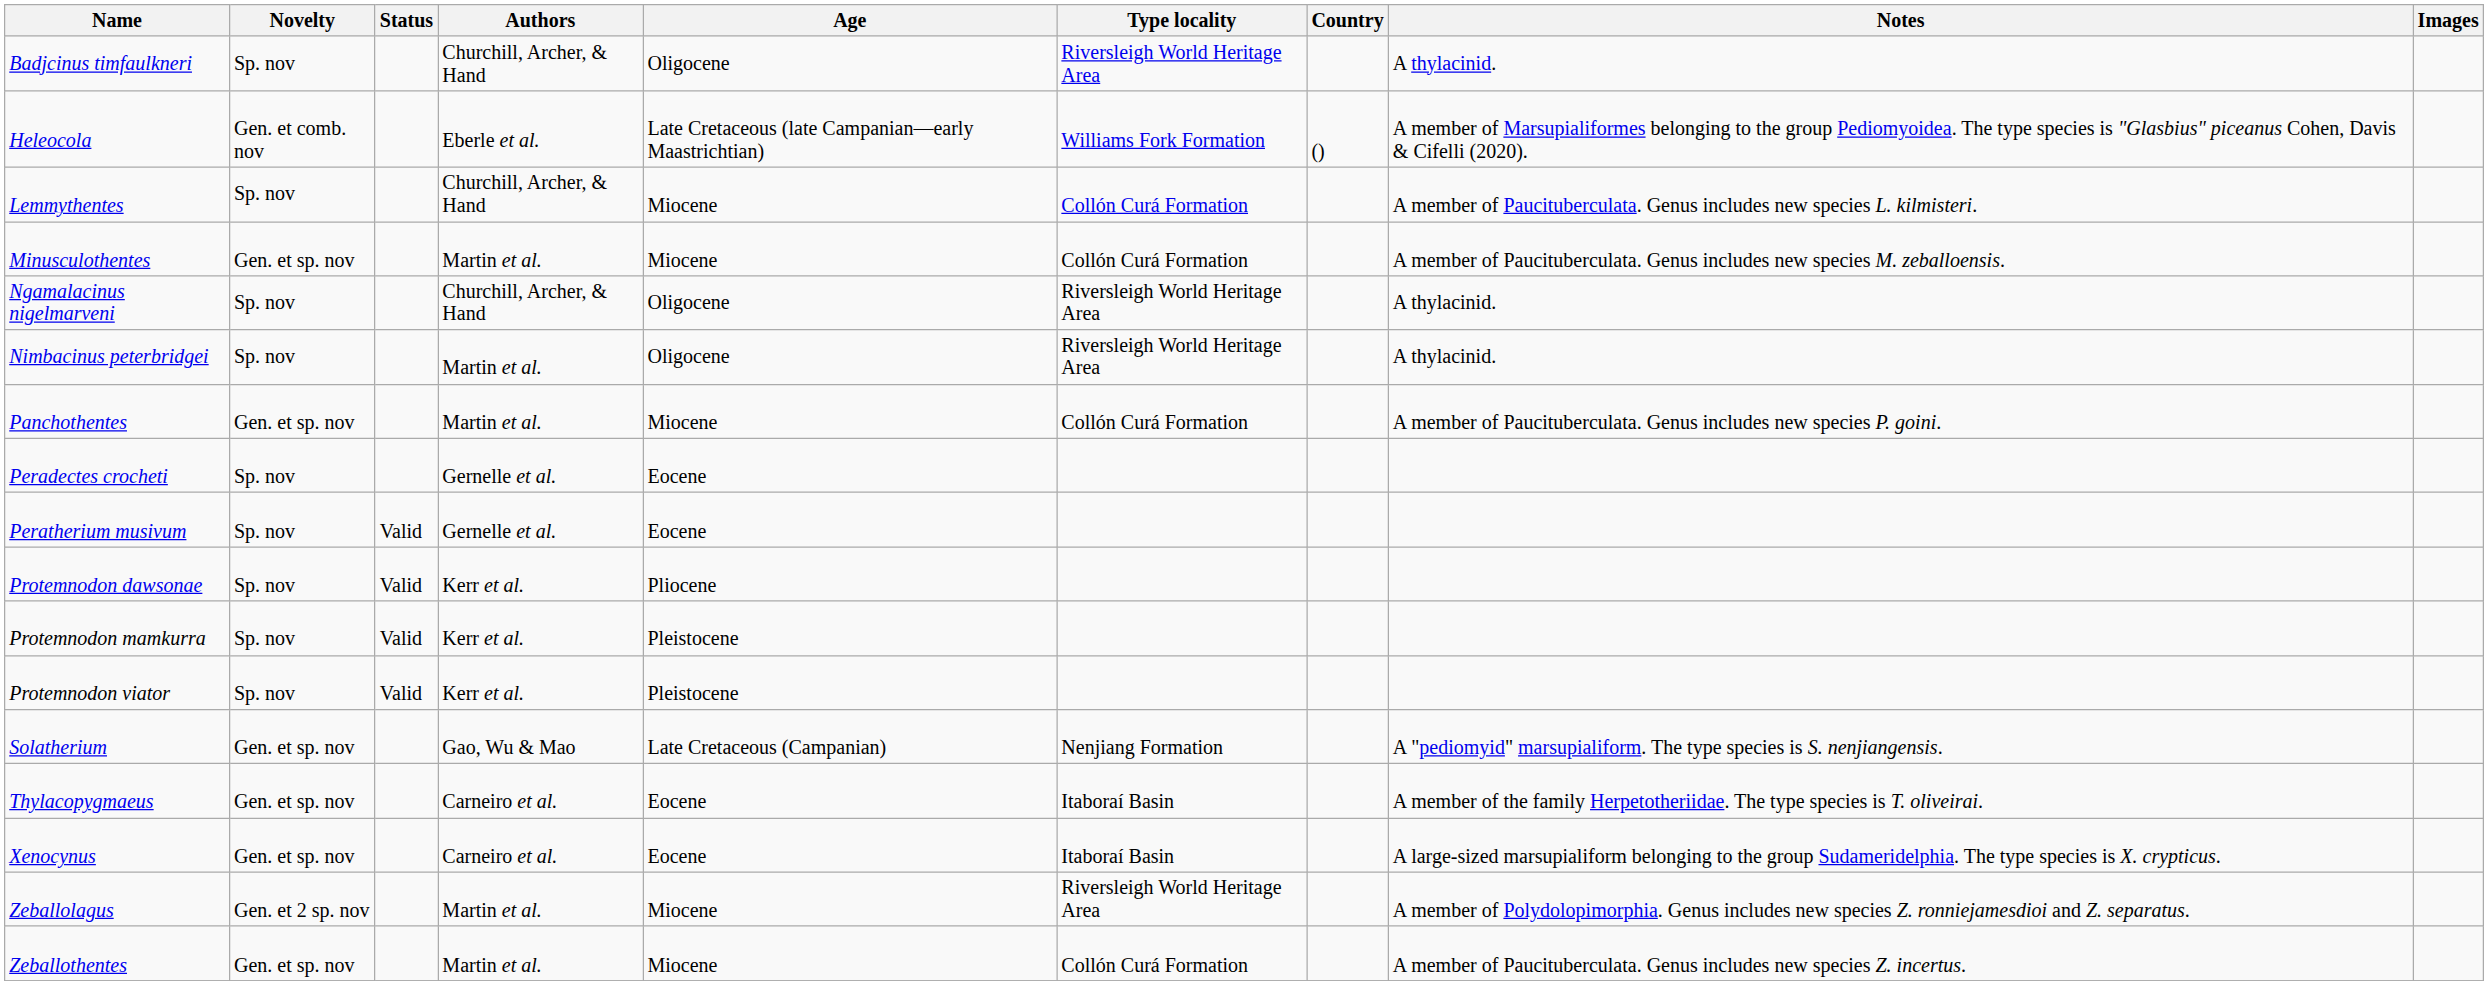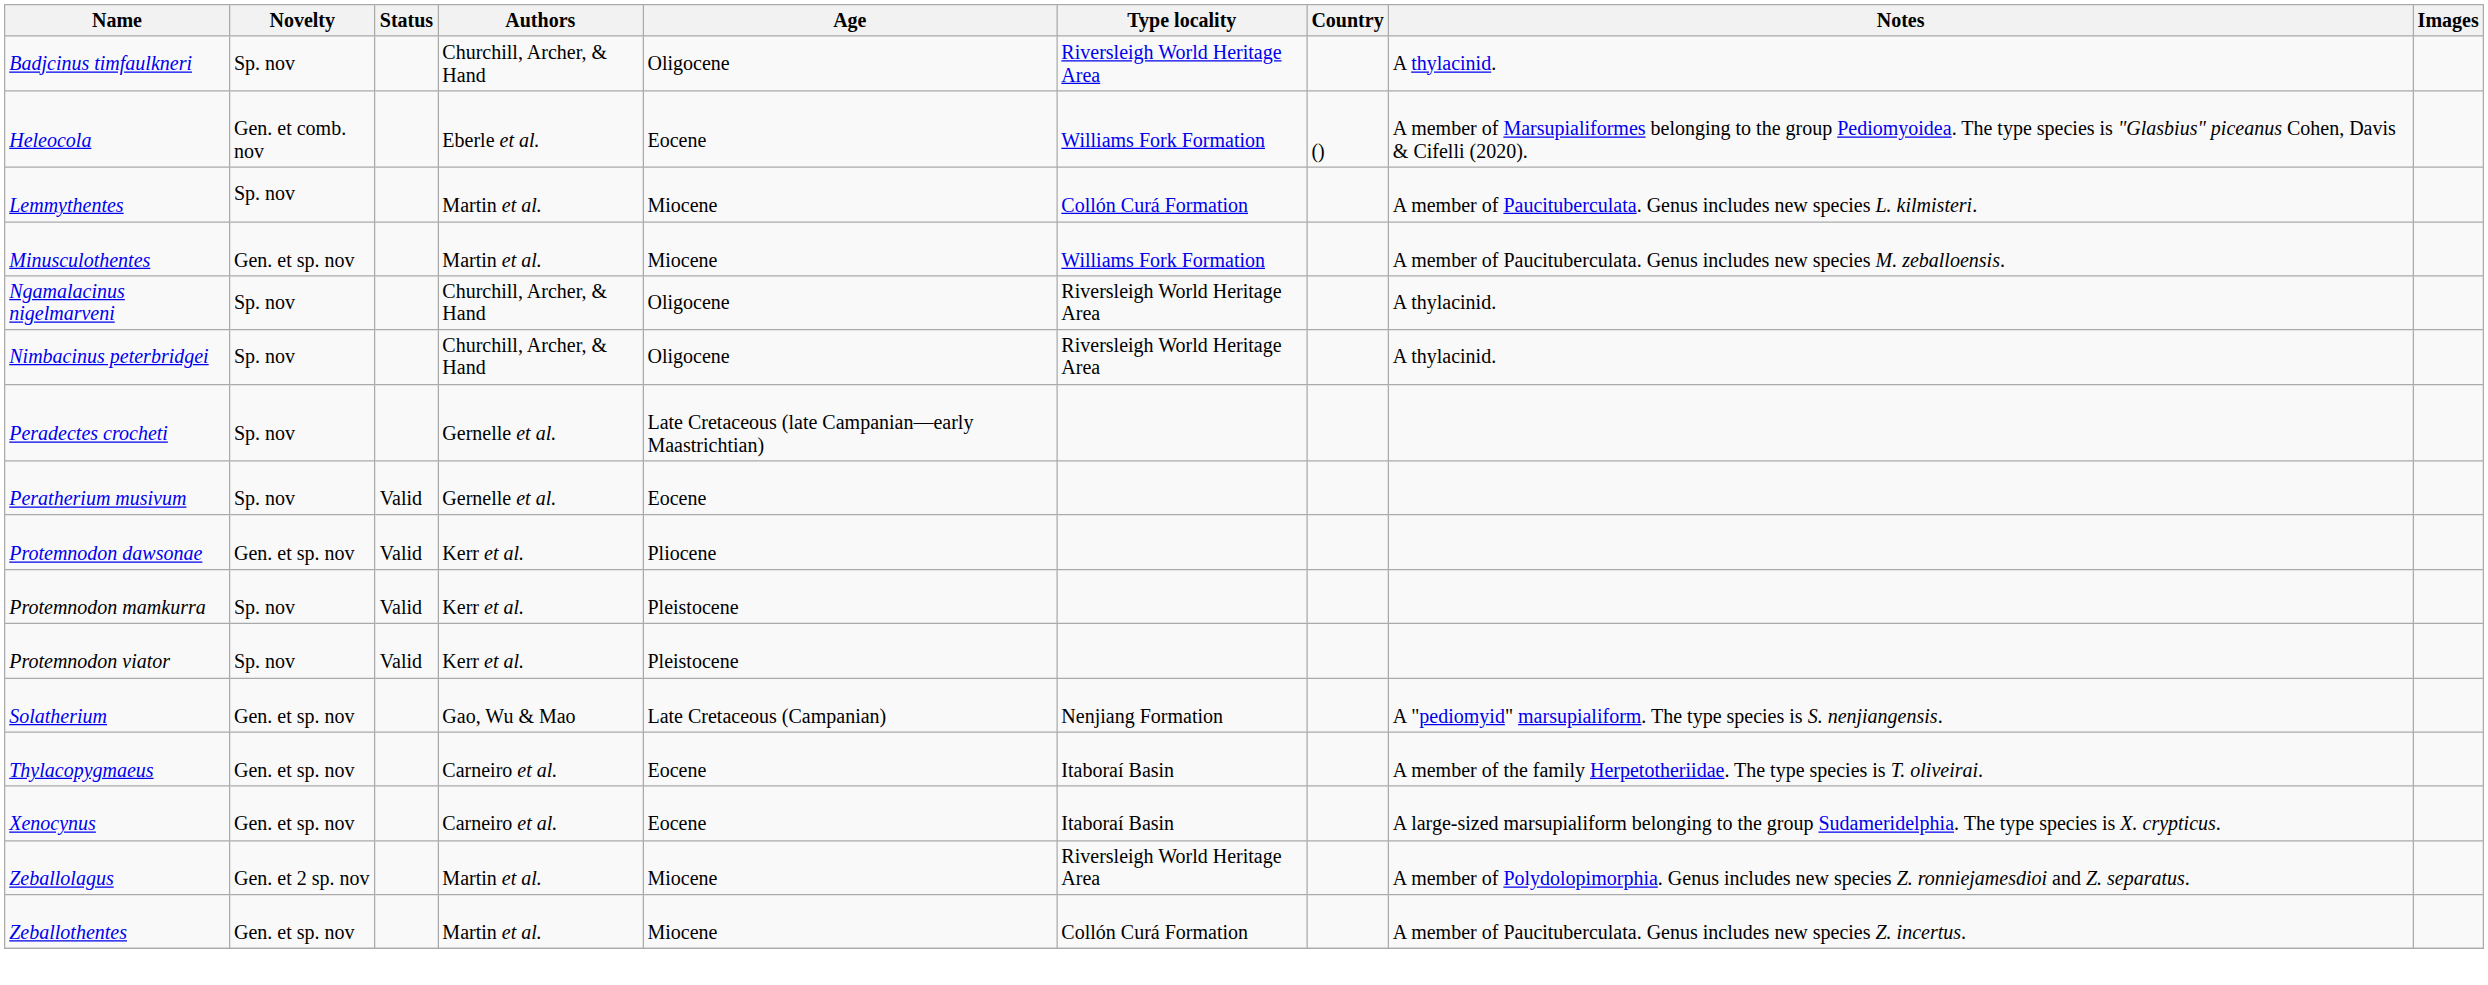(810, 140) Late Cretaceous (late Campanian—early Maastrichtian) -> (677, 140) Eocene
(525, 194) Churchill, Archer, & Hand -> (492, 205) Martin et al.
(1155, 259) Collón Curá Formation -> (1163, 259) Williams Fork Formation
(492, 368) Martin et al. -> (525, 356) Churchill, Archer, & Hand
- row: (68, 422)
(677, 476) Eocene -> (810, 433) Late Cretaceous (late Campanian—early Maastrichtian)
(265, 585) Sp. nov -> (294, 553) Gen. et sp. nov
